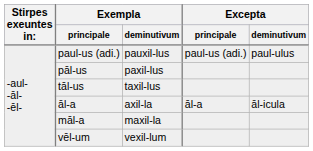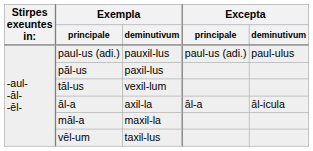(142, 87) taxil-lus -> (145, 87) vexil-lum
(145, 137) vexil-lum -> (142, 137) taxil-lus
